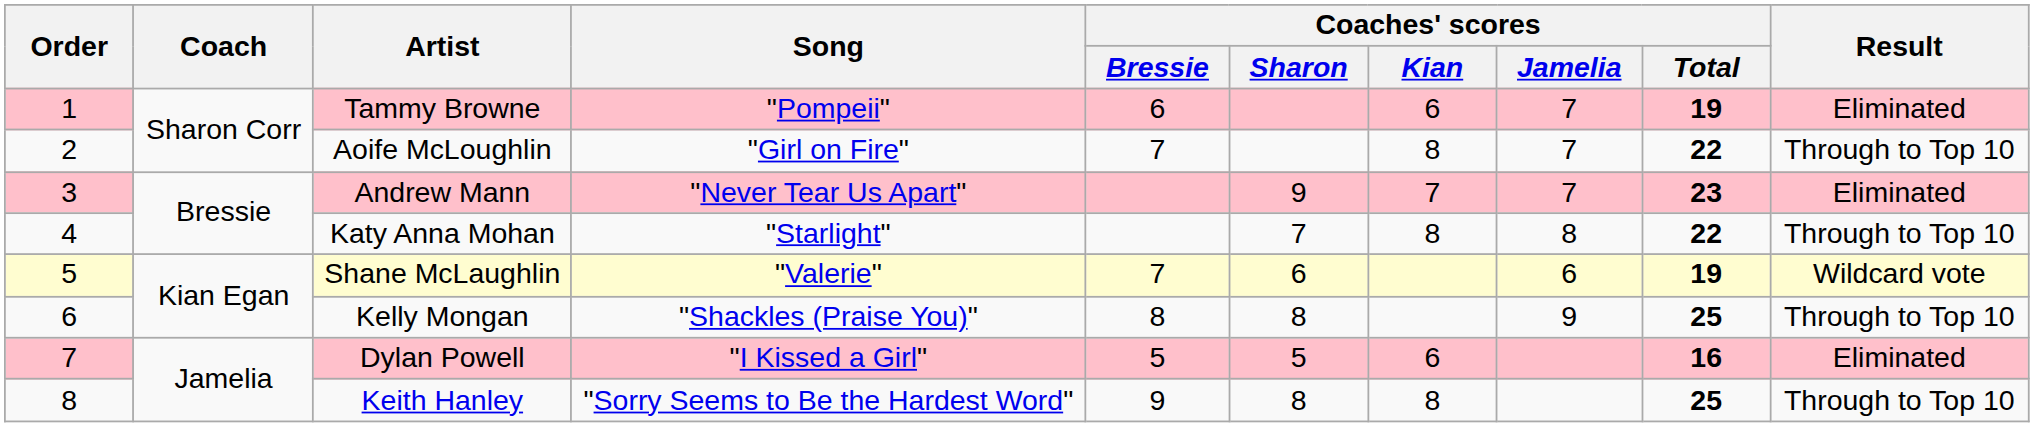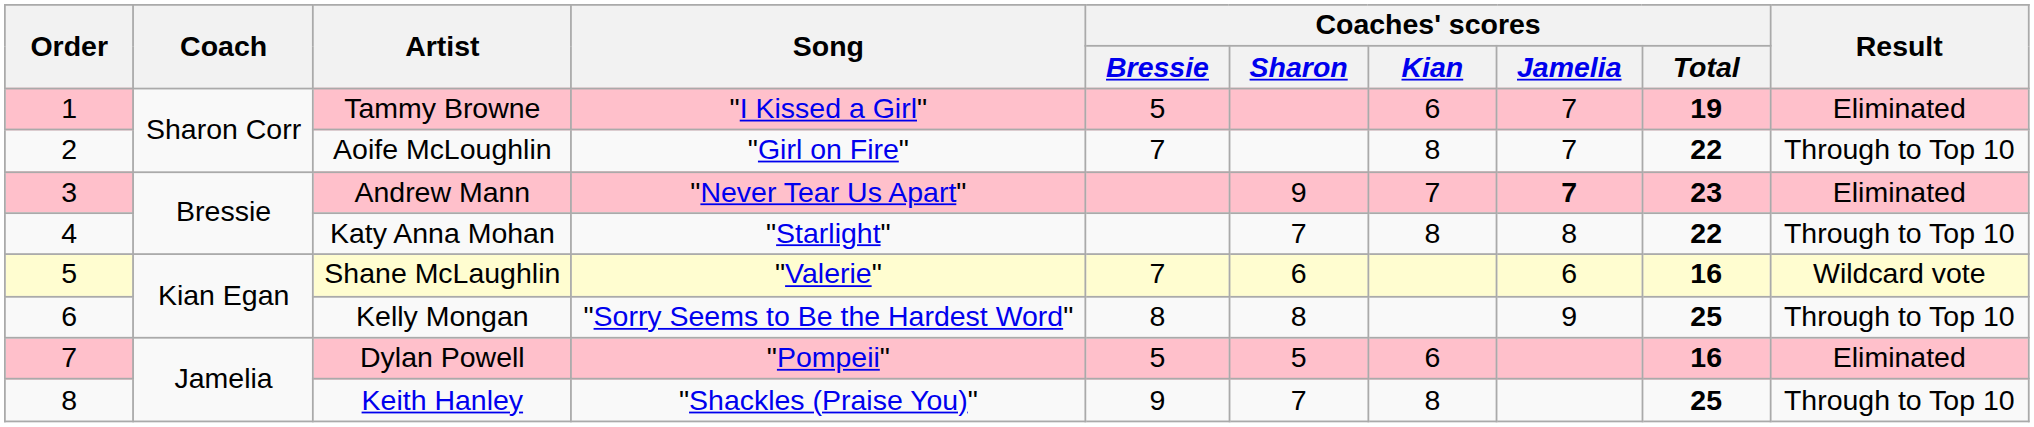(828, 108) "Pompeii" -> (828, 108) "I Kissed a Girl"
(1157, 108) 6 -> (1157, 108) 5
(1569, 191) normal -> (1569, 191) bold
(1706, 274) 19 -> (1706, 274) 16
(828, 316) "Shackles (Praise You)" -> (828, 316) "Sorry Seems to Be the Hardest Word"
(828, 358) "I Kissed a Girl" -> (828, 358) "Pompeii"
(828, 399) "Sorry Seems to Be the Hardest Word" -> (828, 399) "Shackles (Praise You)"
(1299, 399) 8 -> (1299, 399) 7
